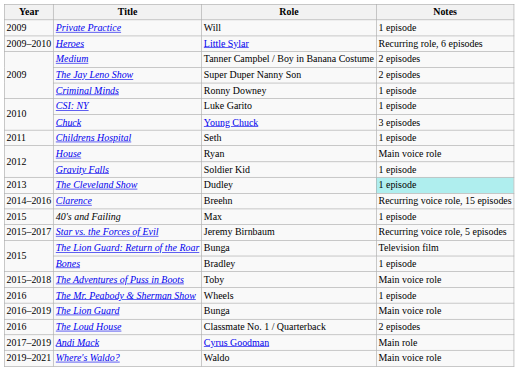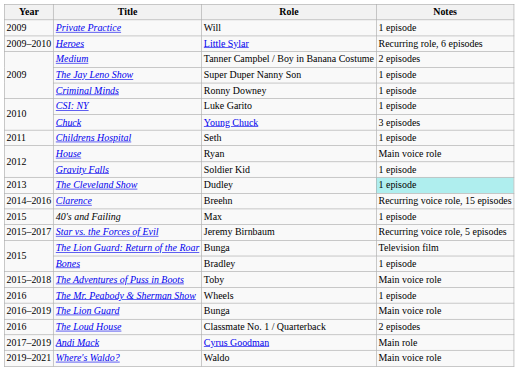(399, 75) 2 episodes -> (397, 75) 1 episode
